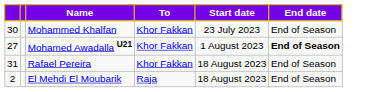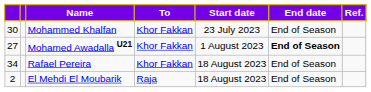+ column: (354, 12)
(12, 63) 31 -> (12, 63) 34
